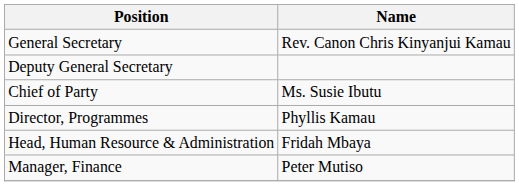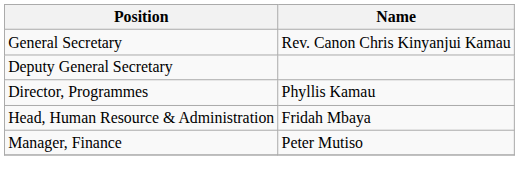- row: (53, 92)
